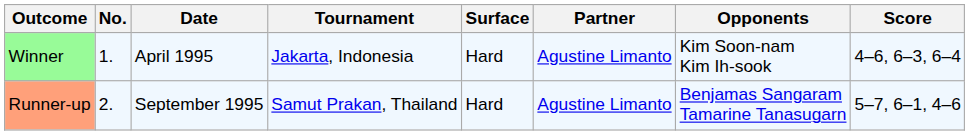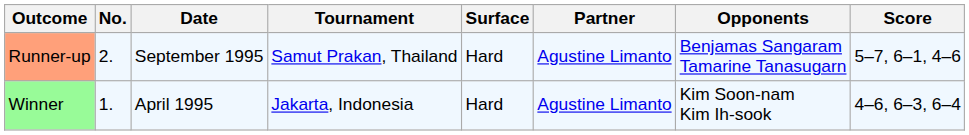rows swapped: (36, 56) <-> (50, 104)
